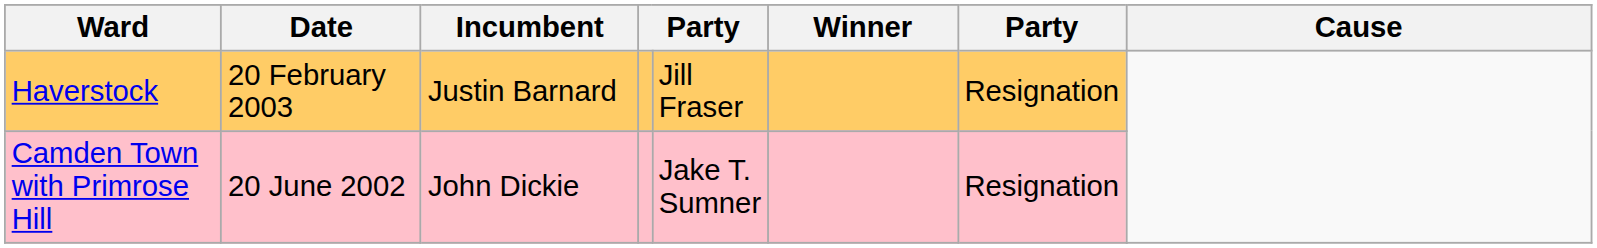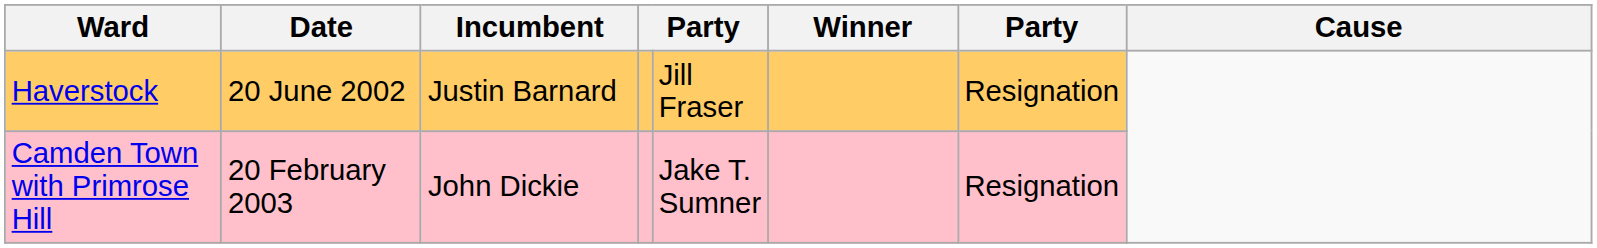(307, 90) 20 February 2003 -> (317, 90) 20 June 2002
(317, 186) 20 June 2002 -> (307, 186) 20 February 2003
